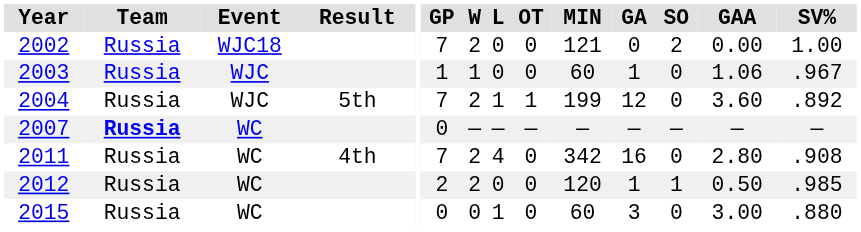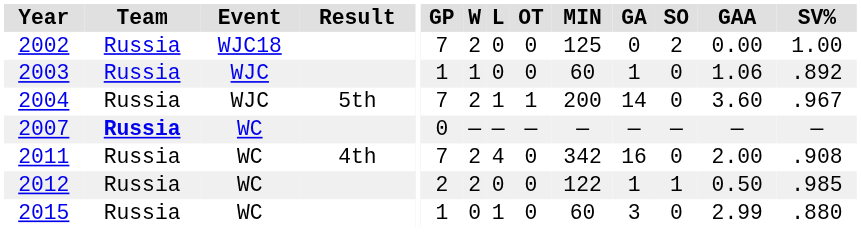(583, 46) 121 -> (583, 46) 125
(817, 74) .967 -> (817, 74) .892
(583, 102) 199 -> (583, 102) 200
(634, 102) 12 -> (634, 102) 14
(817, 102) .892 -> (817, 102) .967
(737, 157) 2.80 -> (737, 157) 2.00
(583, 185) 120 -> (583, 185) 122
(442, 213) 0 -> (442, 213) 1
(737, 213) 3.00 -> (737, 213) 2.99
